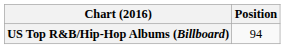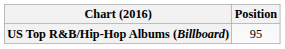(256, 33) 94 -> (256, 33) 95
